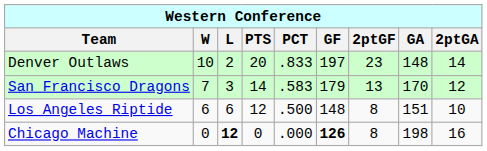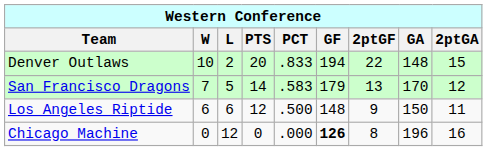(332, 63) 197 -> (332, 63) 194
(374, 63) 23 -> (374, 63) 22
(457, 63) 14 -> (457, 63) 15
(230, 87) 3 -> (230, 87) 5
(374, 110) 8 -> (374, 110) 9
(415, 110) 151 -> (415, 110) 150
(457, 110) 10 -> (457, 110) 11
(230, 134) bold -> (230, 134) normal
(415, 134) 198 -> (415, 134) 196
